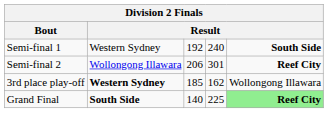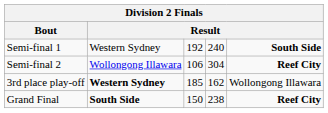(195, 64) 206 -> (195, 64) 106
(216, 64) 301 -> (216, 64) 304
(195, 99) 140 -> (195, 99) 150
(216, 99) 225 -> (216, 99) 238
(299, 99) lightgreen background -> (299, 99) no background
